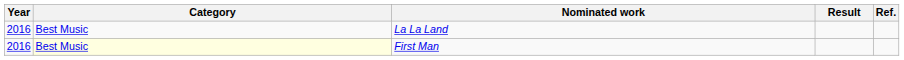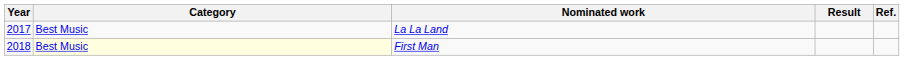(19, 30) 2016 -> (19, 30) 2017
(19, 47) 2016 -> (19, 47) 2018
